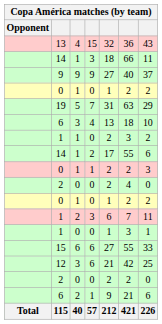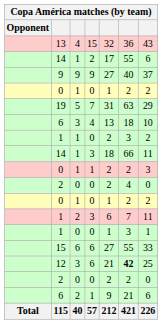rows swapped: (61, 153) <-> (61, 59)
(128, 264) normal -> (128, 264) bold
